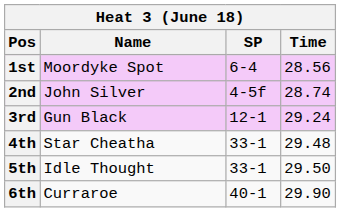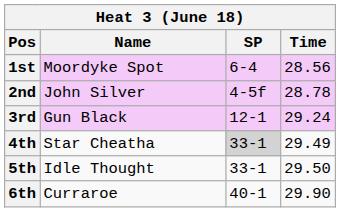(308, 93) 28.74 -> (308, 93) 28.78
(248, 143) no background -> (248, 143) lightgrey background
(308, 143) 29.48 -> (308, 143) 29.49
